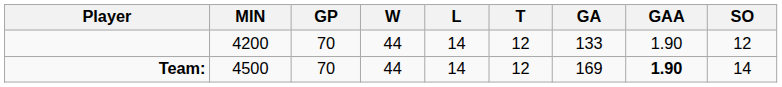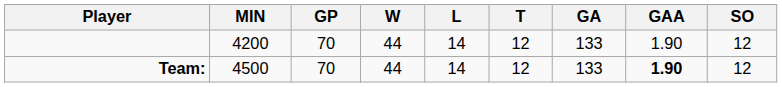(589, 69) 169 -> (589, 69) 133
(742, 69) 14 -> (742, 69) 12
